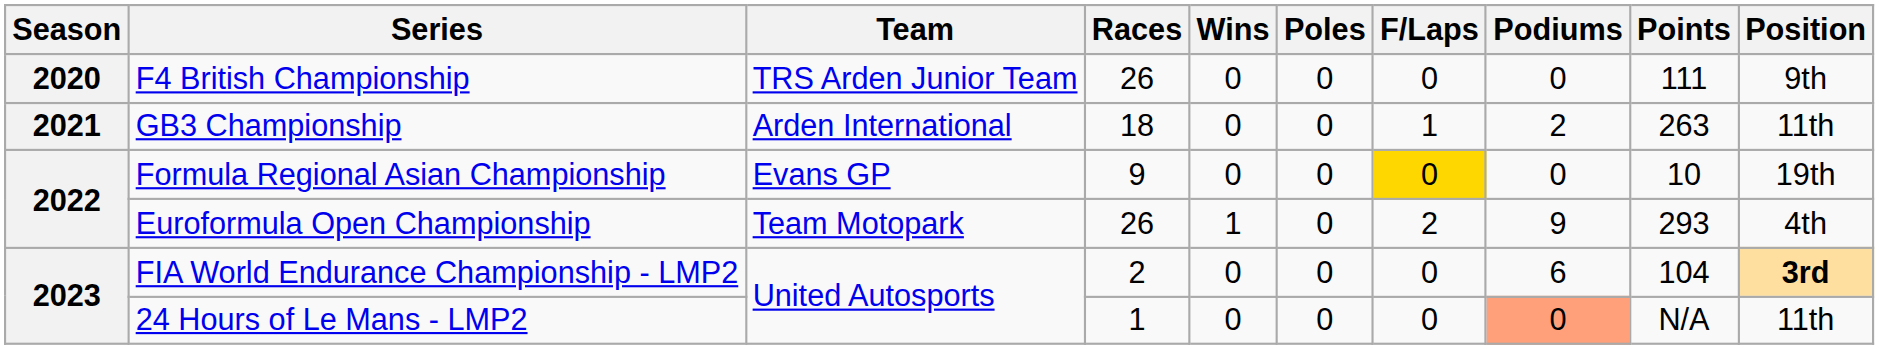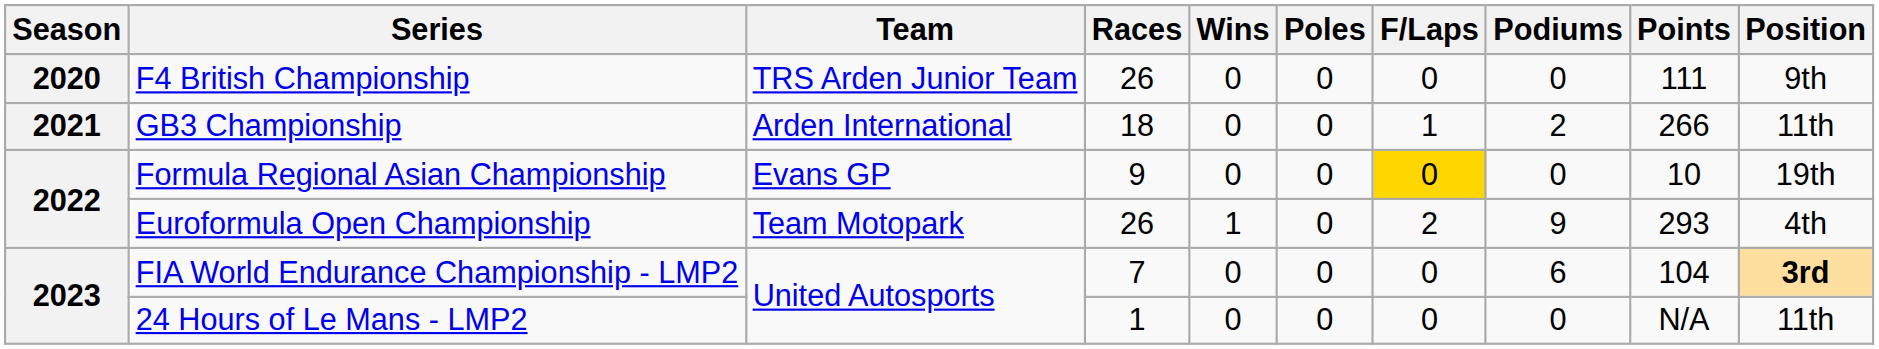(1684, 127) 263 -> (1684, 127) 266
(1137, 272) 2 -> (1137, 272) 7
(1558, 320) lightsalmon background -> (1558, 320) no background
